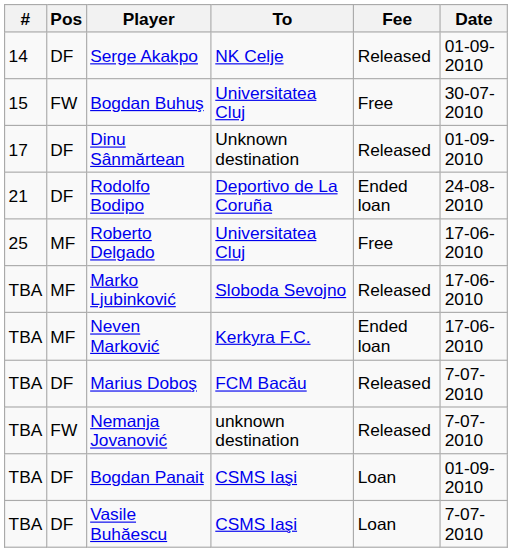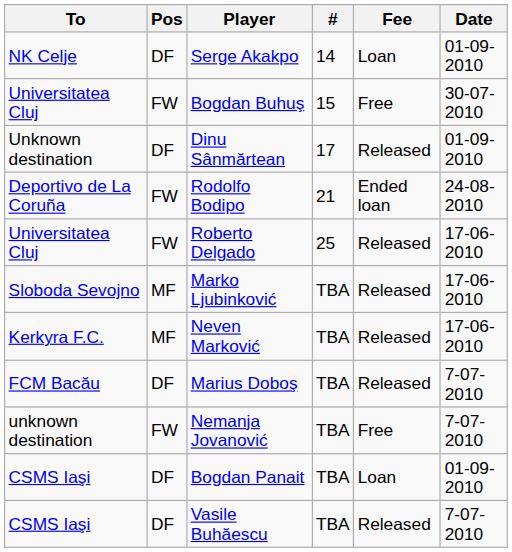columns swapped: (25, 18) <-> (282, 18)
(394, 56) Released -> (377, 56) Loan
(62, 196) DF -> (164, 196) FW
(63, 243) MF -> (164, 243) FW
(375, 243) Free -> (394, 243) Released
(383, 336) Ended loan -> (394, 336) Released
(394, 430) Released -> (375, 430) Free
(377, 524) Loan -> (394, 524) Released
